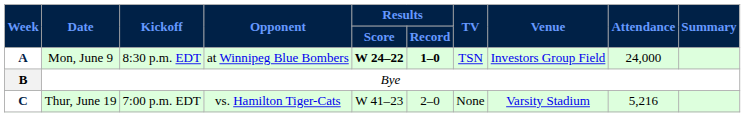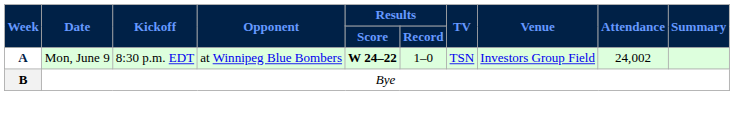(430, 58) bold -> (423, 58) normal
(643, 58) 24,000 -> (633, 58) 24,002
- row: (23, 101)
